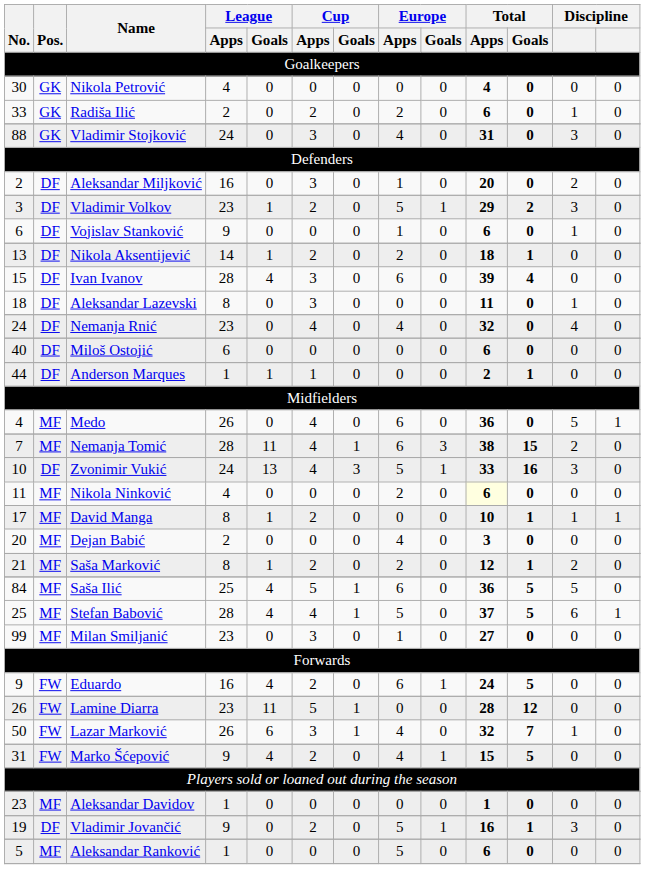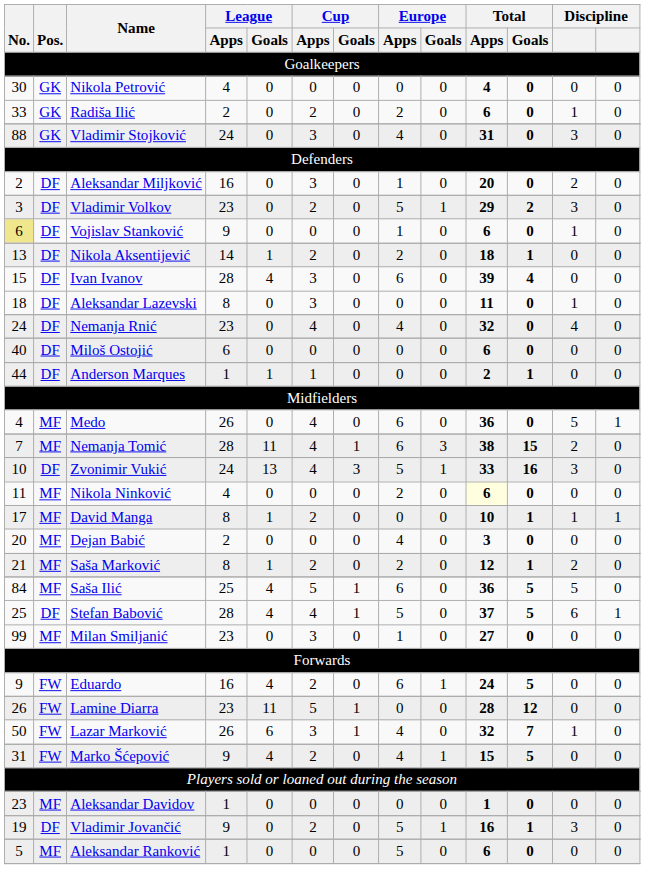(270, 207) 1 -> (270, 207) 0
(19, 231) no background -> (19, 231) khaki background
(50, 612) MF -> (50, 612) DF
